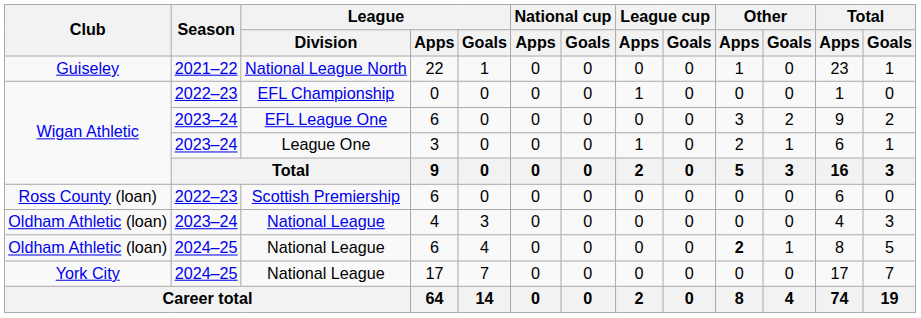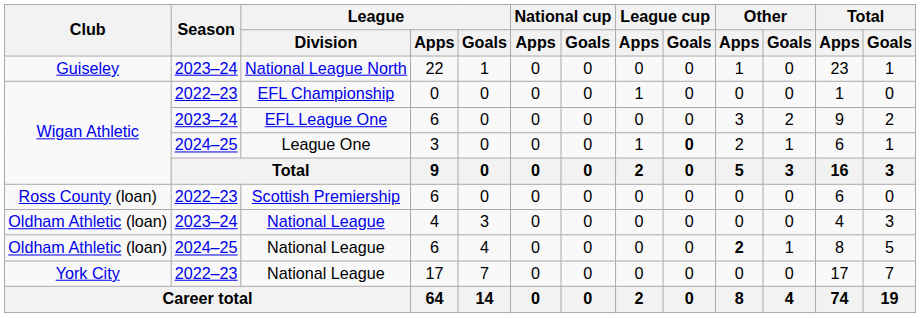(206, 68) 2021–22 -> (206, 68) 2023–24
(206, 145) 2023–24 -> (206, 145) 2024–25
(689, 145) normal -> (689, 145) bold
(206, 273) 2024–25 -> (206, 273) 2022–23
